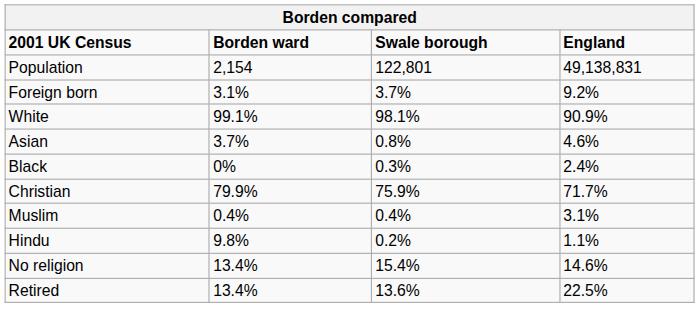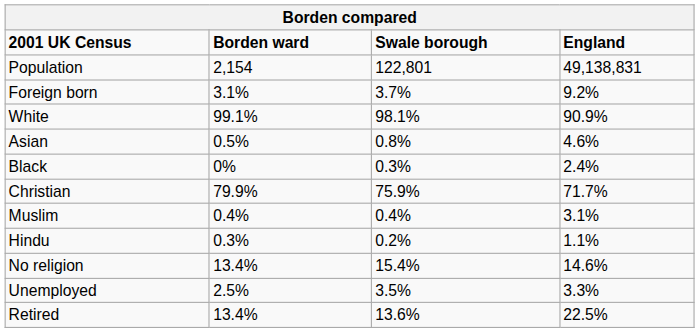(231, 142) 3.7% -> (231, 142) 0.5%
(231, 241) 9.8% -> (231, 241) 0.3%
+ row: (53, 290)
